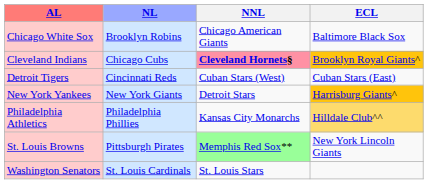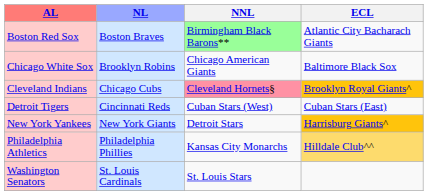+ row: (43, 36)
(246, 59) bold -> (231, 89) normal
- row: (45, 146)
